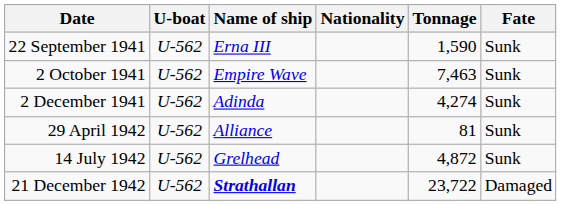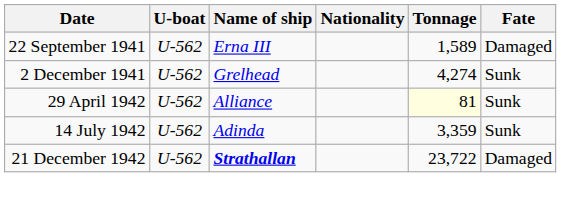(457, 46) 1,590 -> (457, 46) 1,589
(503, 46) Sunk -> (518, 46) Damaged
- row: (91, 74)
(239, 102) Adinda -> (246, 74) Grelhead
(468, 130) no background -> (468, 102) lightyellow background
(246, 158) Grelhead -> (239, 130) Adinda
(457, 158) 4,872 -> (457, 130) 3,359
